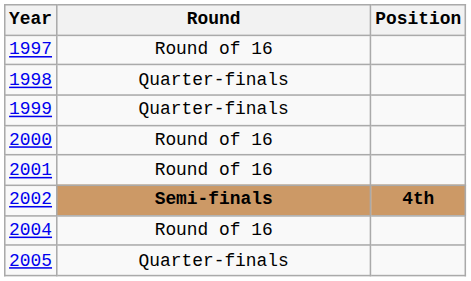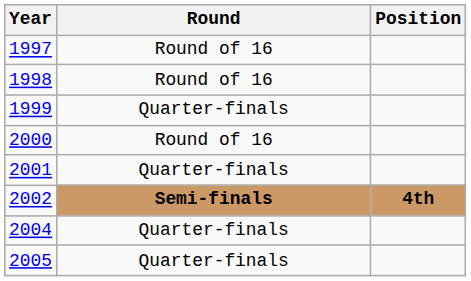(214, 80) Quarter-finals -> (214, 80) Round of 16
(214, 170) Round of 16 -> (214, 170) Quarter-finals
(214, 230) Round of 16 -> (214, 230) Quarter-finals
